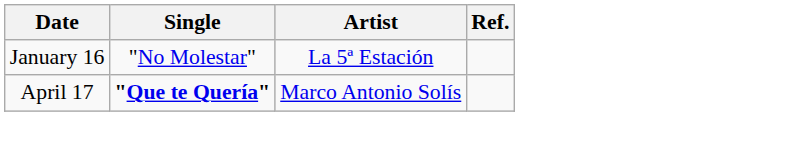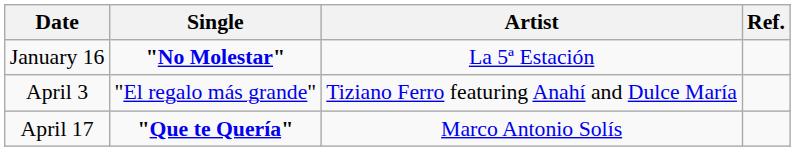(192, 56) normal -> (215, 56) bold
+ row: (57, 92)
